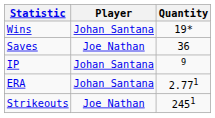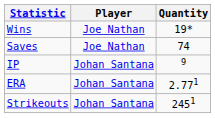(114, 30) Johan Santana -> (114, 30) Joe Nathan
(184, 46) 36 -> (184, 46) 74
(114, 103) Joe Nathan -> (114, 103) Johan Santana
